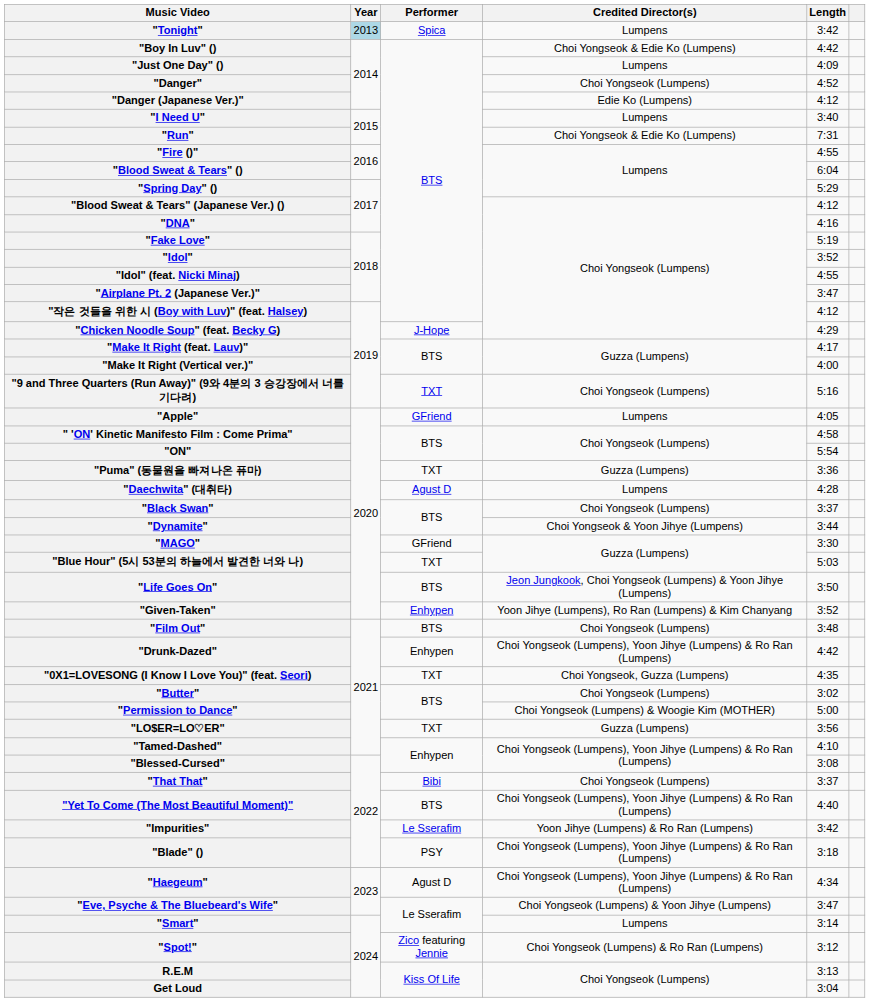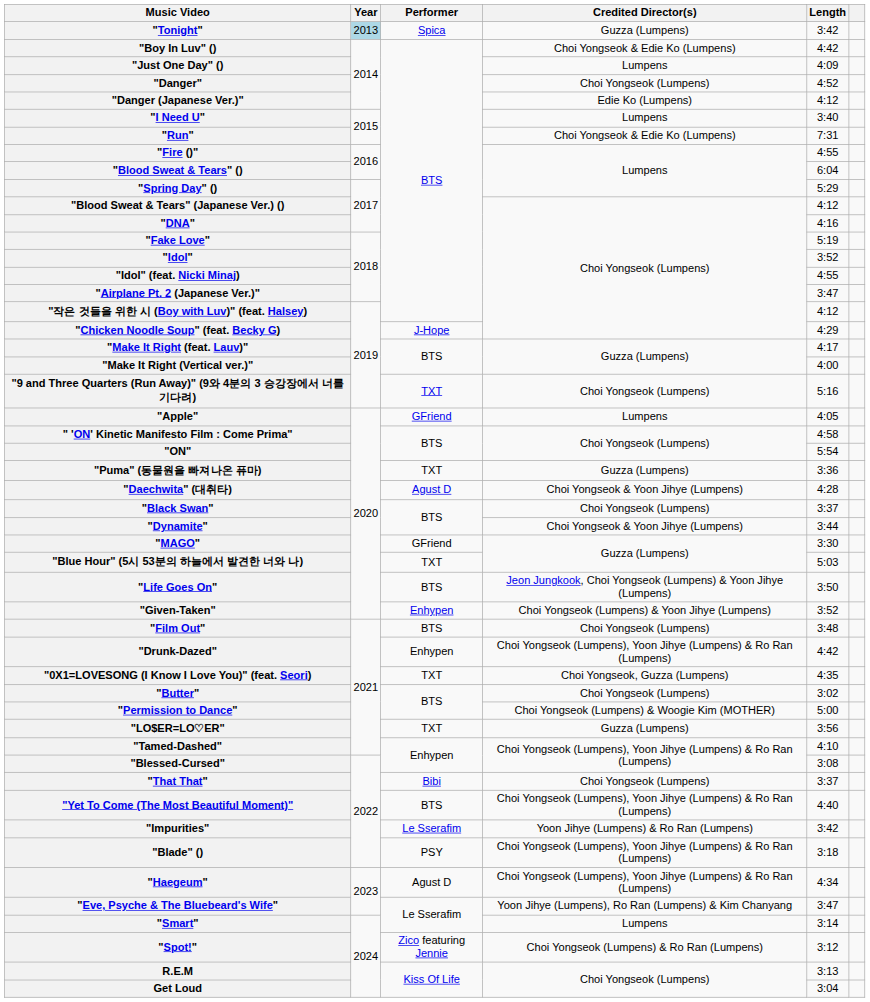(645, 30) Lumpens -> (645, 30) Guzza (Lumpens)
(645, 490) Lumpens -> (645, 490) Choi Yongseok & Yoon Jihye (Lumpens)
(645, 610) Yoon Jihye (Lumpens), Ro Ran (Lumpens) & Kim Chanyang -> (645, 610) Choi Yongseok (Lumpens) & Yoon Jihye (Lumpens)
(645, 906) Choi Yongseok (Lumpens) & Yoon Jihye (Lumpens) -> (645, 906) Yoon Jihye (Lumpens), Ro Ran (Lumpens) & Kim Chanyang
